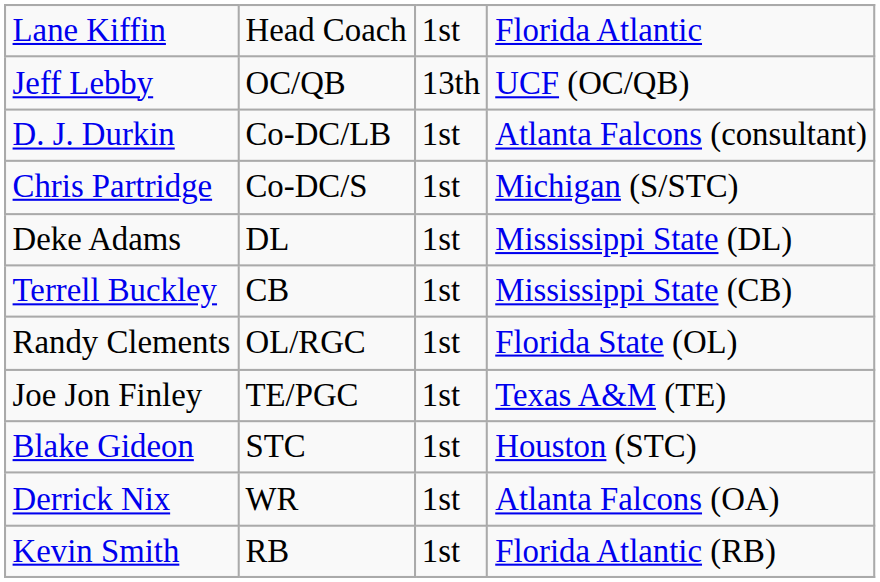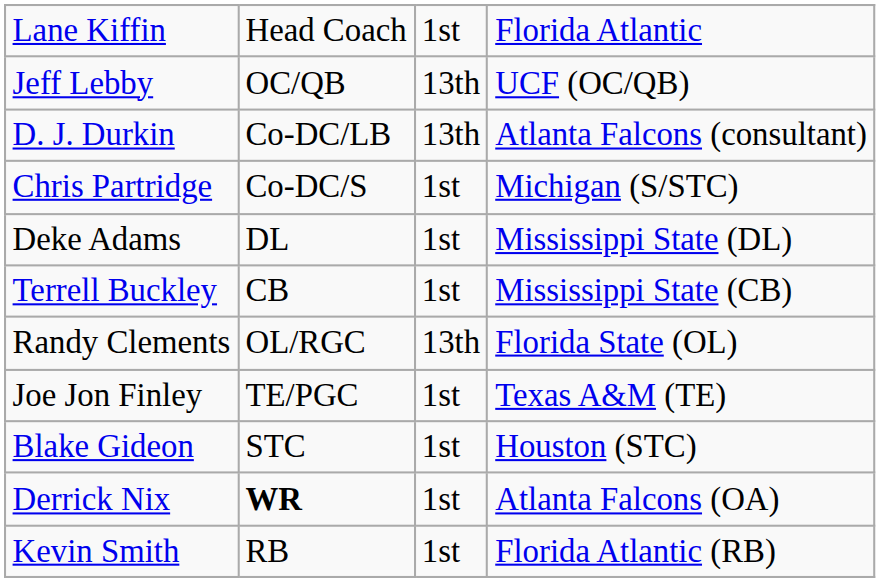(441, 134) 1st -> (451, 134) 13th
(441, 342) 1st -> (451, 342) 13th
(272, 498) normal -> (274, 498) bold
